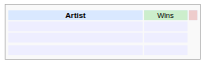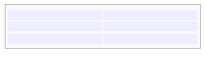- row: (75, 15)
